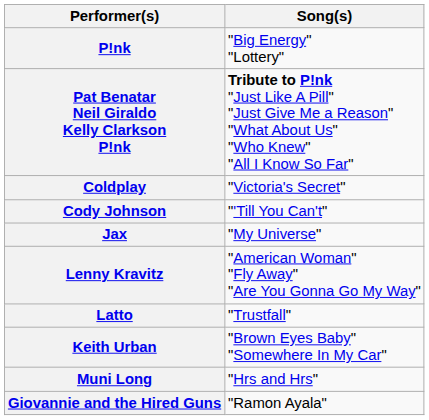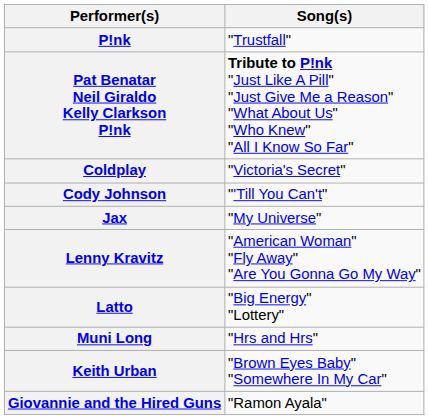(270, 48) "Big Energy" "Lottery" -> (260, 39) "Trustfall"
(260, 315) "Trustfall" -> (270, 307) "Big Energy" "Lottery"
rows swapped: (115, 379) <-> (115, 347)
